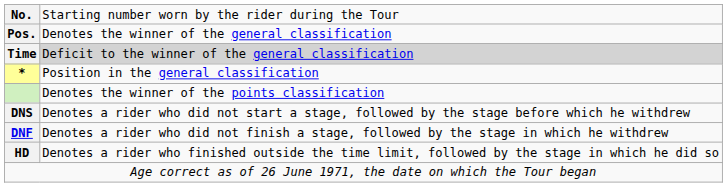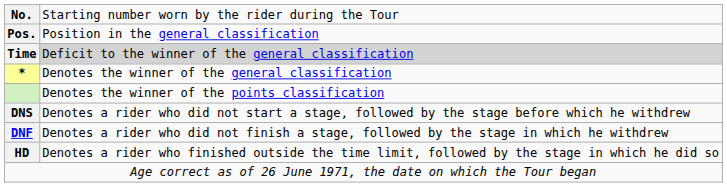(217, 34) Denotes the winner of the general classification -> (181, 34) Position in the general classification
(181, 73) Position in the general classification -> (217, 73) Denotes the winner of the general classification
